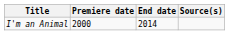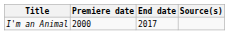(147, 24) 2014 -> (147, 24) 2017
